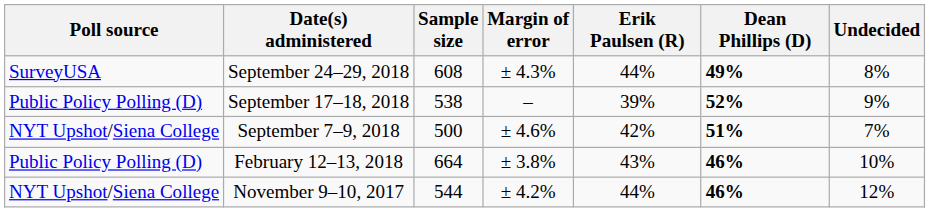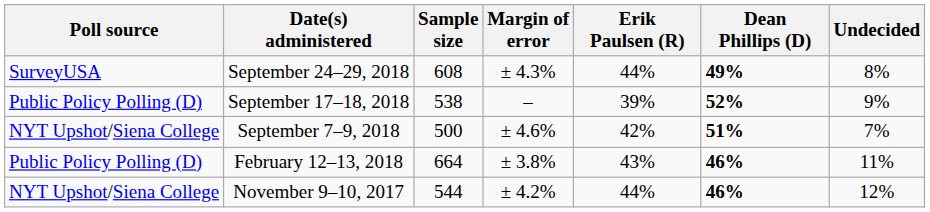(877, 161) 10% -> (877, 161) 11%
